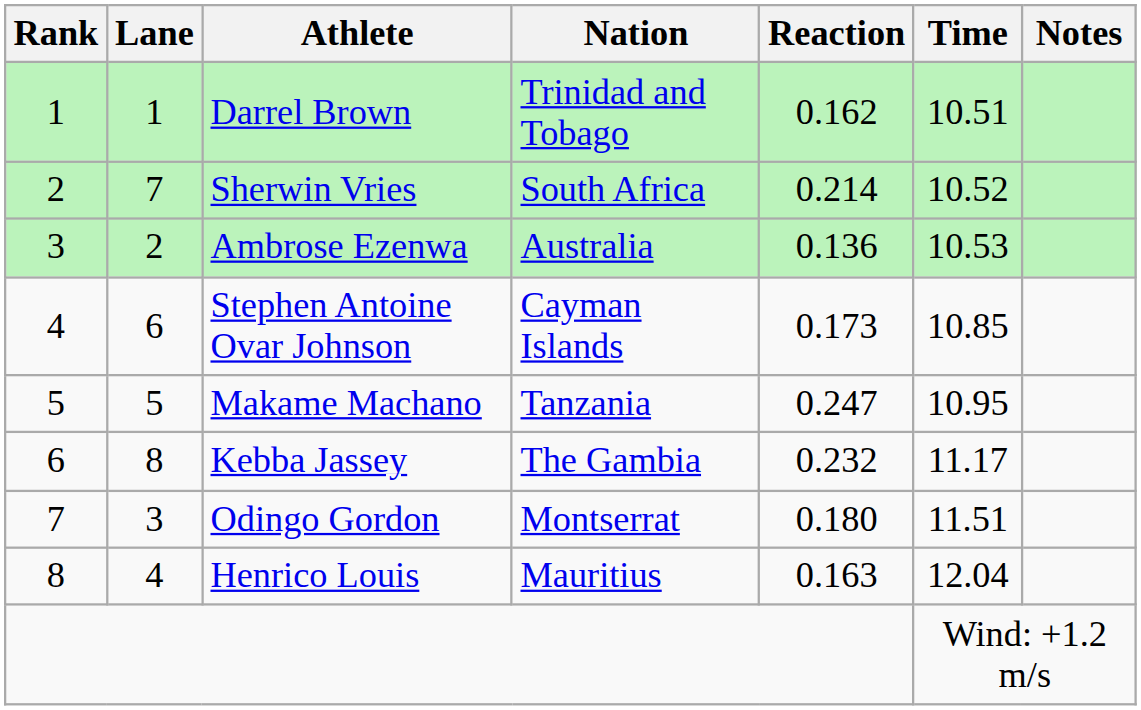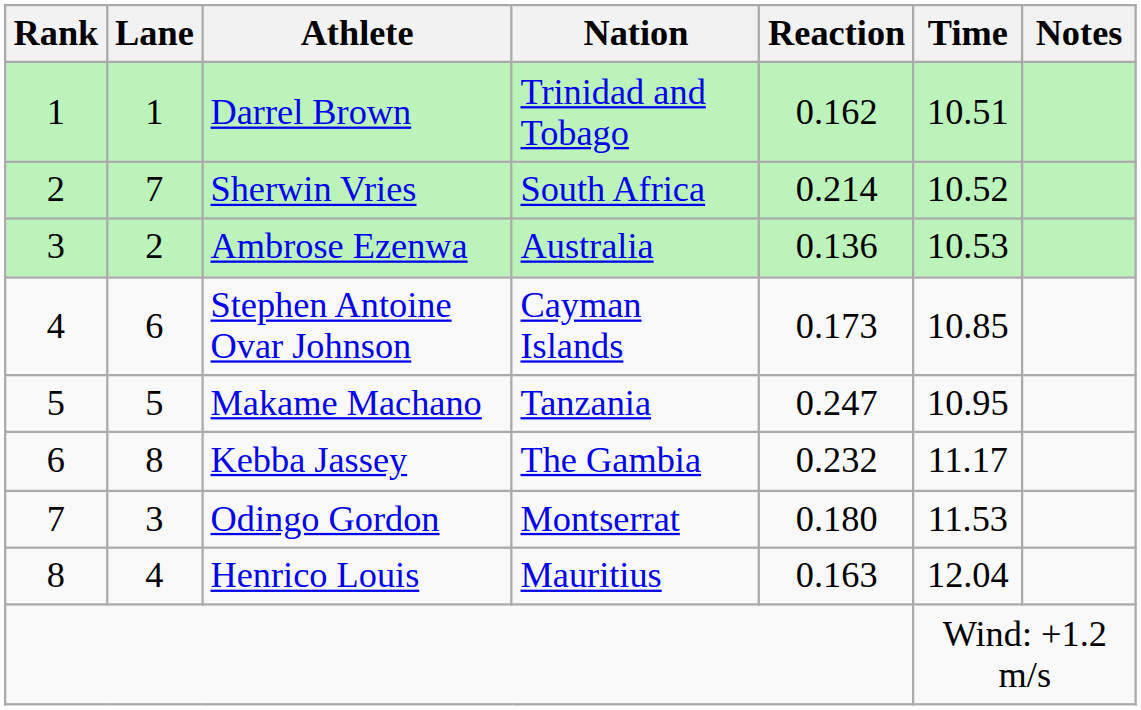(968, 518) 11.51 -> (968, 518) 11.53
